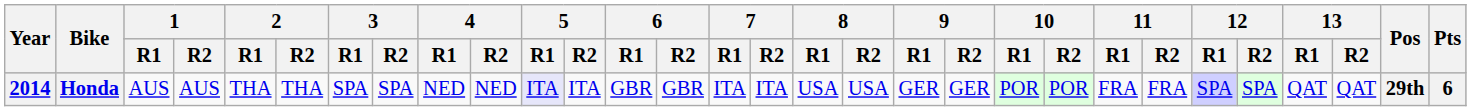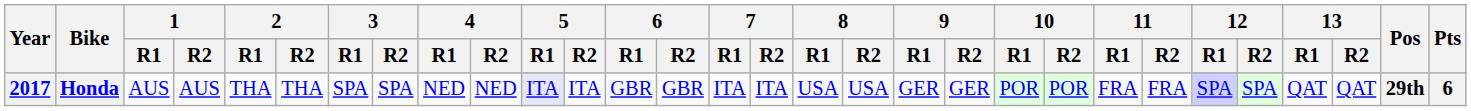(30, 89) 2014 -> (30, 89) 2017
